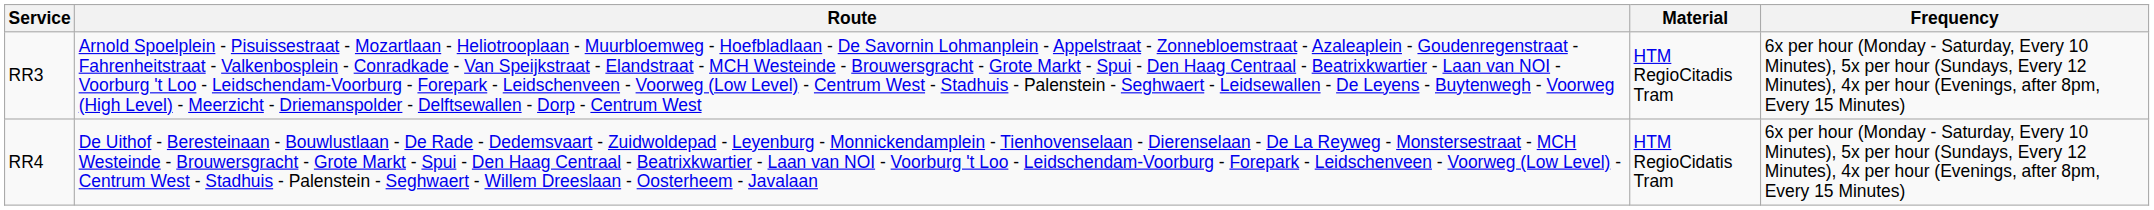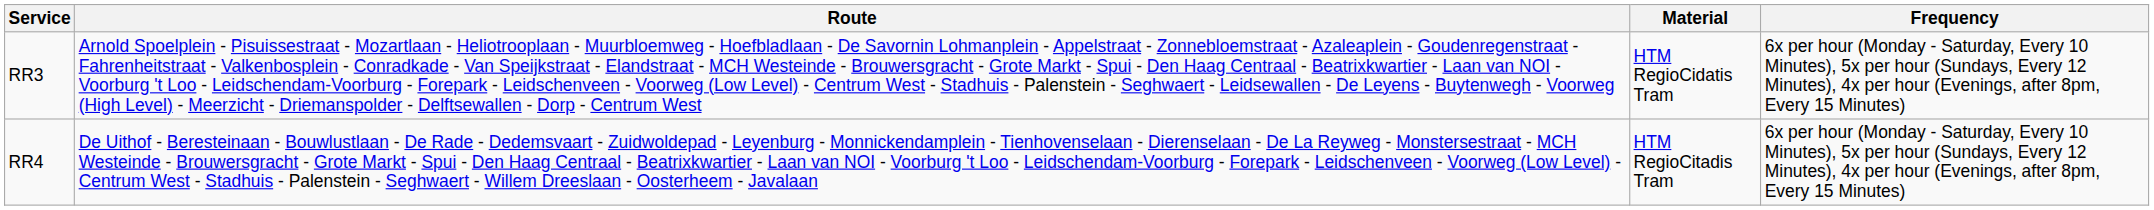(1683, 75) HTM RegioCitadis Tram -> (1683, 75) HTM RegioCidatis Tram
(1683, 161) HTM RegioCidatis Tram -> (1683, 161) HTM RegioCitadis Tram
